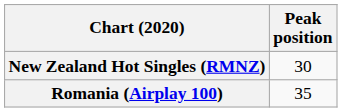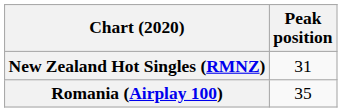(303, 65) 30 -> (303, 65) 31
